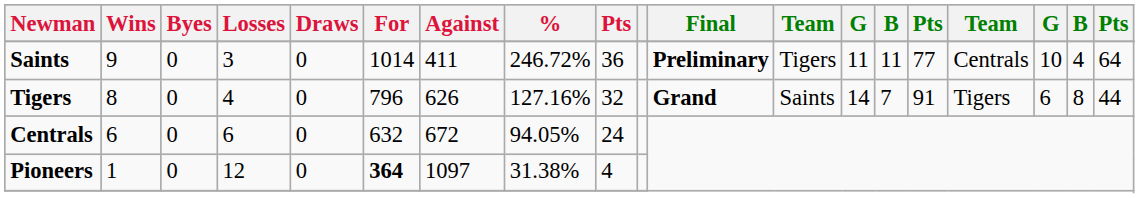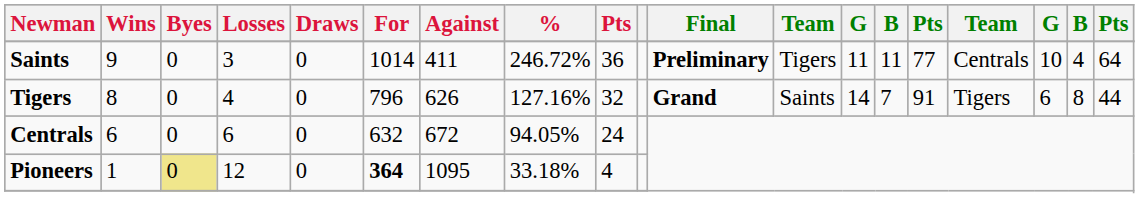(172, 171) no background -> (172, 171) khaki background
(448, 171) 1097 -> (448, 171) 1095
(544, 171) 31.38% -> (544, 171) 33.18%
